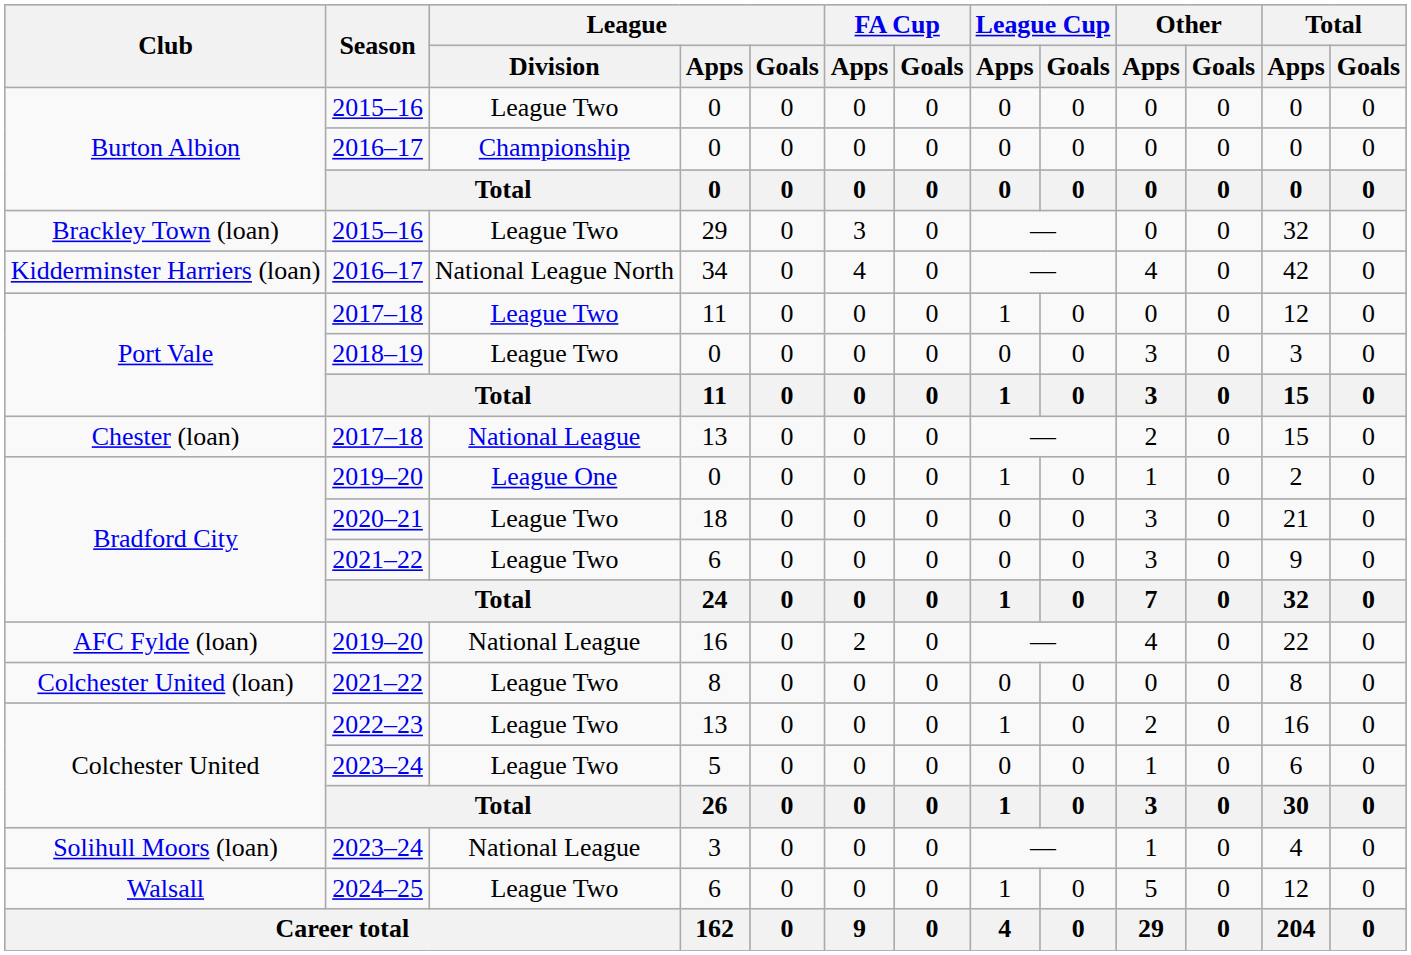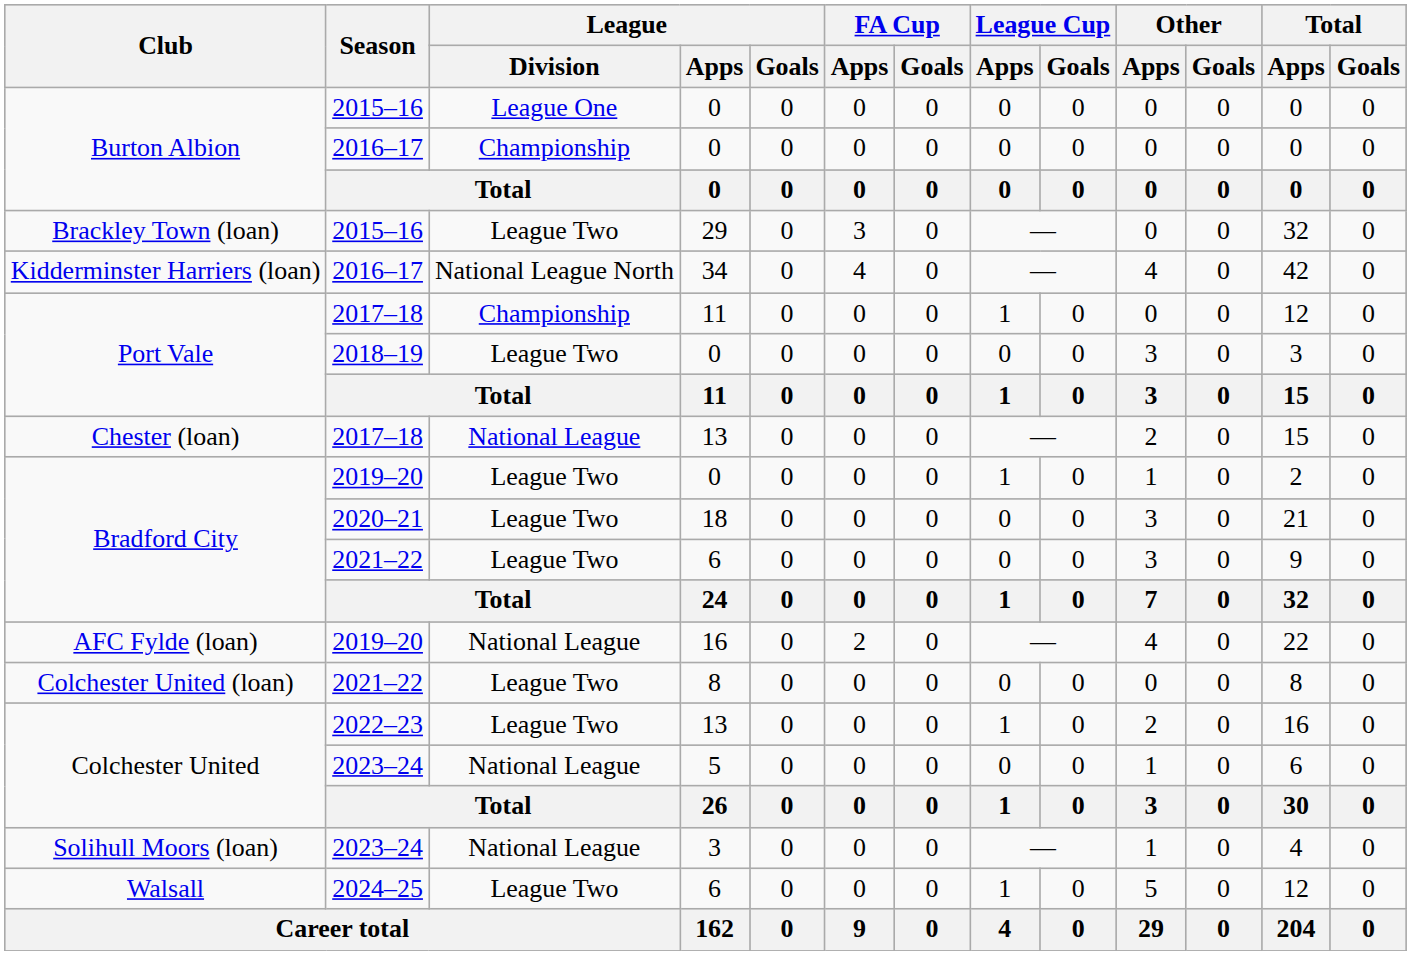(554, 107) League Two -> (554, 107) League One
(554, 312) League Two -> (554, 312) Championship
(554, 477) League One -> (554, 477) League Two
(554, 764) League Two -> (554, 764) National League
